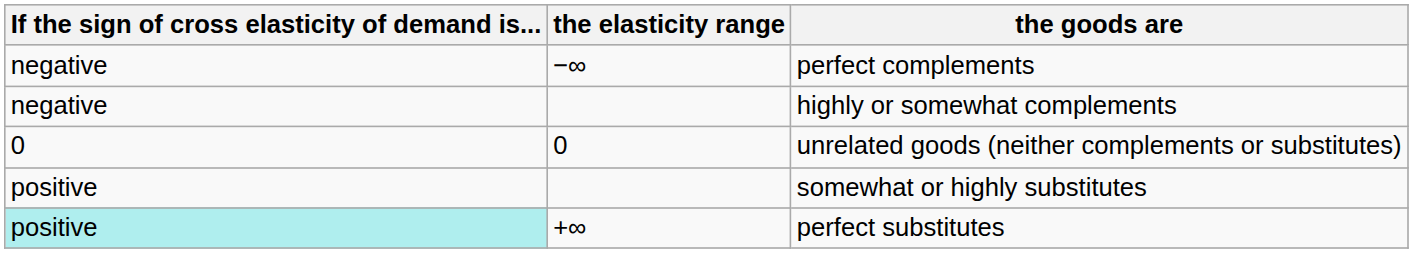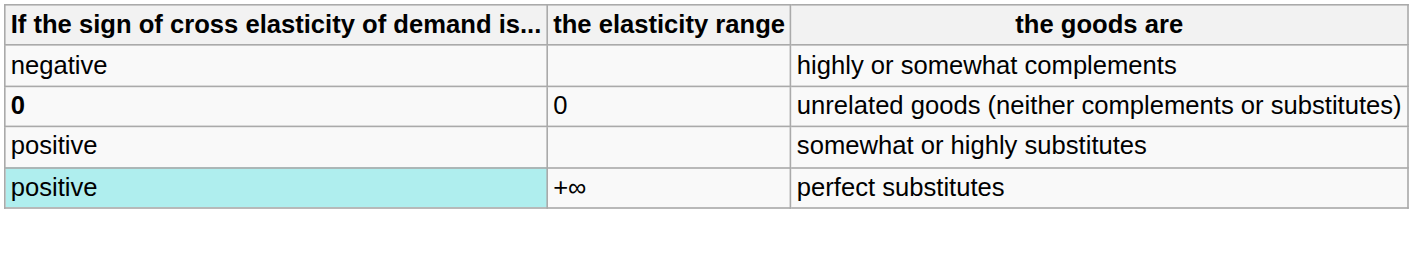- row: (916, 65)
(18, 146) normal -> (18, 106) bold
